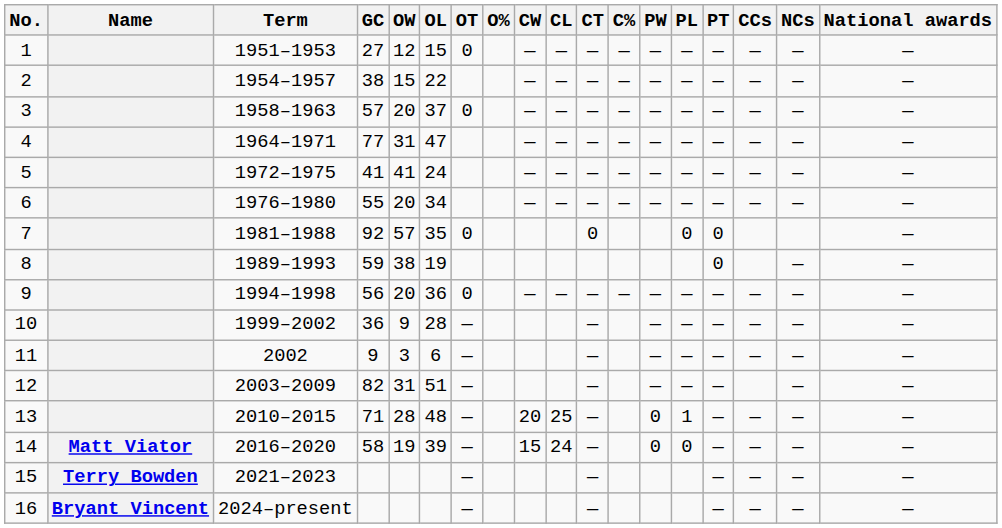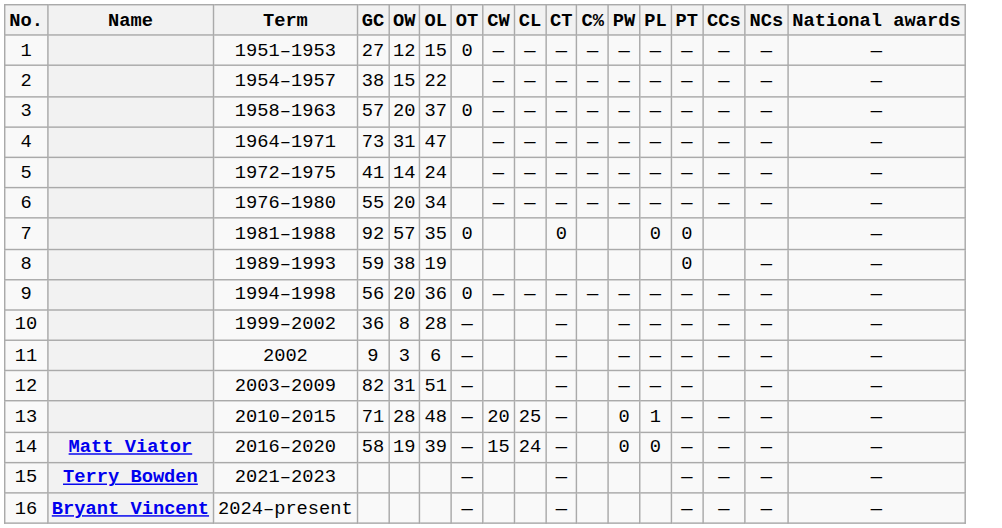- column: (498, 20)
(373, 142) 77 -> (373, 142) 73
(404, 173) 41 -> (404, 173) 14
(404, 325) 9 -> (404, 325) 8
